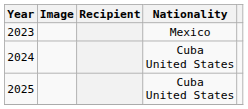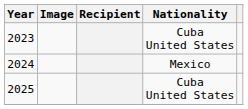(190, 32) Mexico -> (190, 39) Cuba United States
(190, 57) Cuba United States -> (190, 64) Mexico
